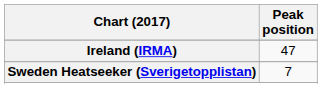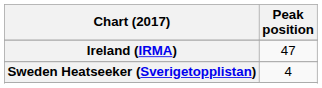(288, 72) 7 -> (288, 72) 4
